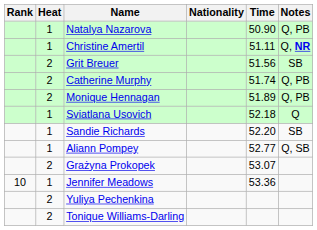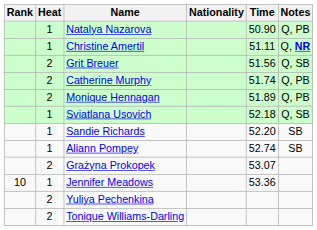(295, 64) SB -> (295, 64) Q, SB
(295, 115) Q -> (295, 115) Q, SB
(262, 149) 52.77 -> (262, 149) 52.74
(295, 149) Q, SB -> (295, 149) SB
